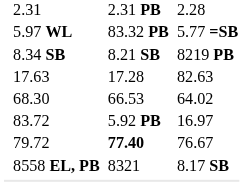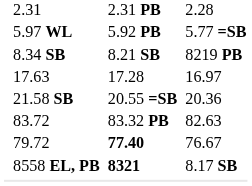(138, 32) 83.32 PB -> (134, 32) 5.92 PB
(195, 76) 82.63 -> (203, 76) 16.97
+ row: (5, 99)
- row: (5, 99)
(134, 121) 5.92 PB -> (138, 121) 83.32 PB
(195, 121) 16.97 -> (203, 121) 82.63
(124, 165) normal -> (124, 165) bold
